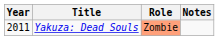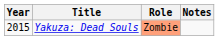(18, 28) 2011 -> (18, 28) 2015
